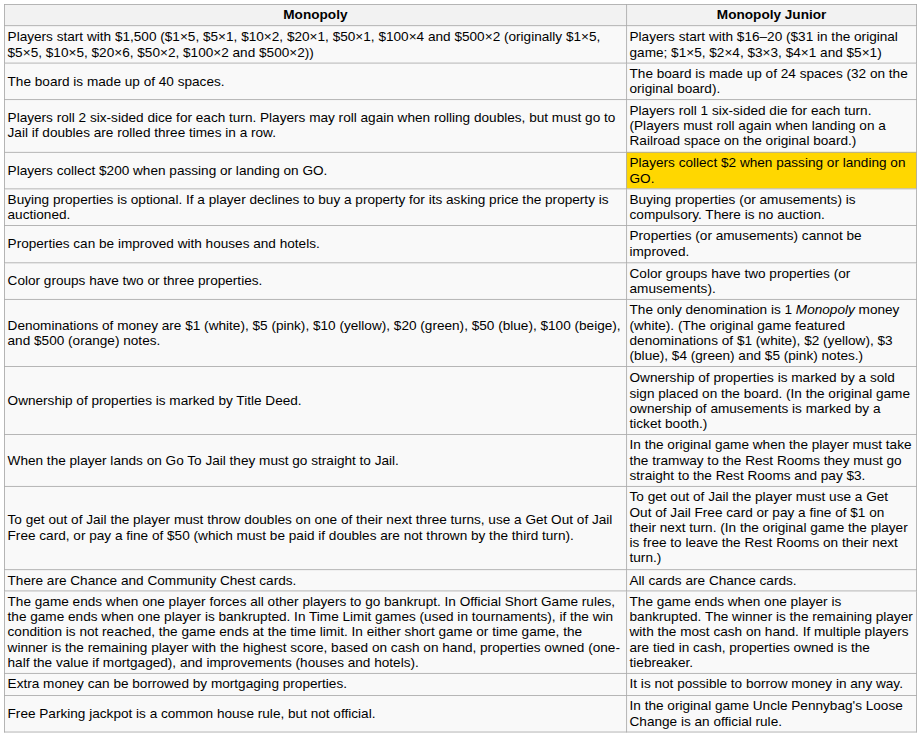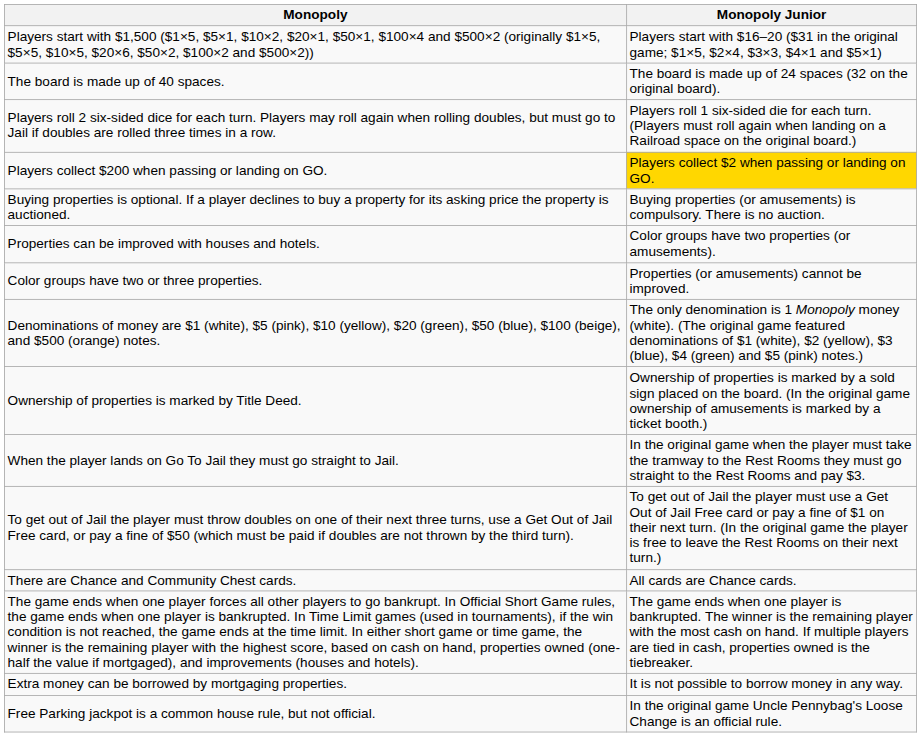(746, 244) Properties (or amusements) cannot be improved. -> (740, 244) Color groups have two properties (or amusements).
(740, 281) Color groups have two properties (or amusements). -> (746, 281) Properties (or amusements) cannot be improved.
